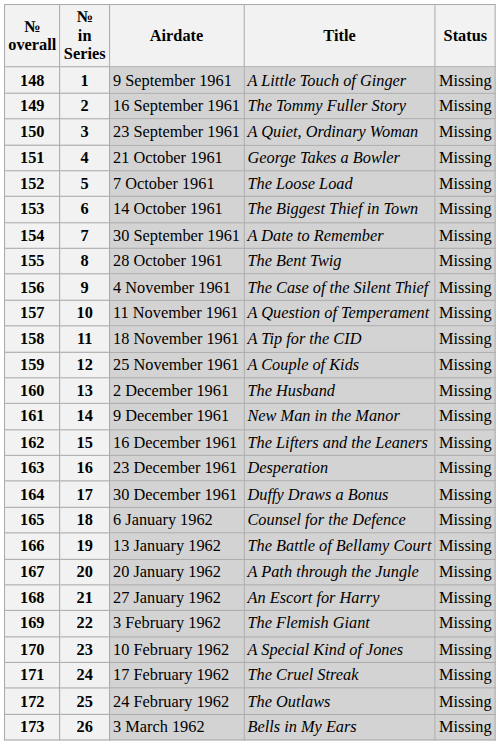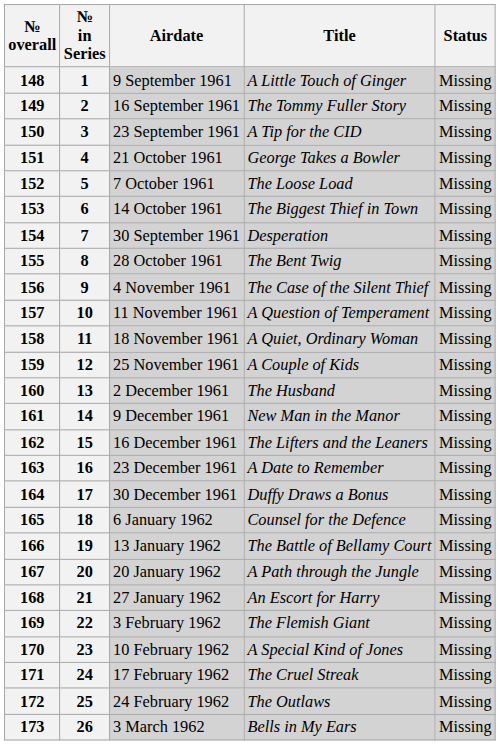(333, 131) A Quiet, Ordinary Woman -> (304, 131) A Tip for the CID
(316, 235) A Date to Remember -> (288, 235) Desperation
(304, 338) A Tip for the CID -> (333, 338) A Quiet, Ordinary Woman
(288, 468) Desperation -> (316, 468) A Date to Remember
